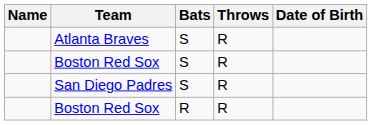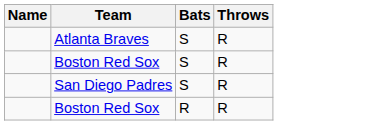- column: (319, 16)
